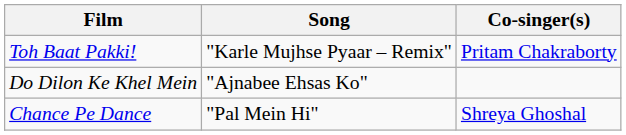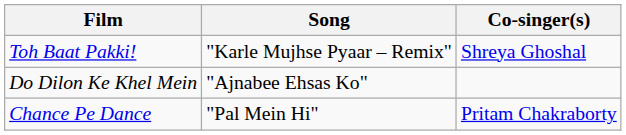(539, 51) Pritam Chakraborty -> (524, 51) Shreya Ghoshal
(524, 113) Shreya Ghoshal -> (539, 113) Pritam Chakraborty
